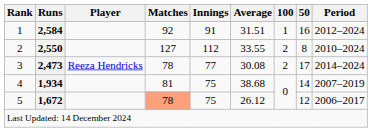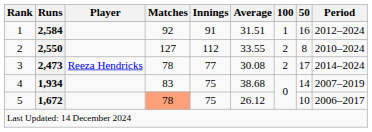(168, 83) 81 -> (168, 83) 83
(304, 100) 12 -> (304, 100) 10
